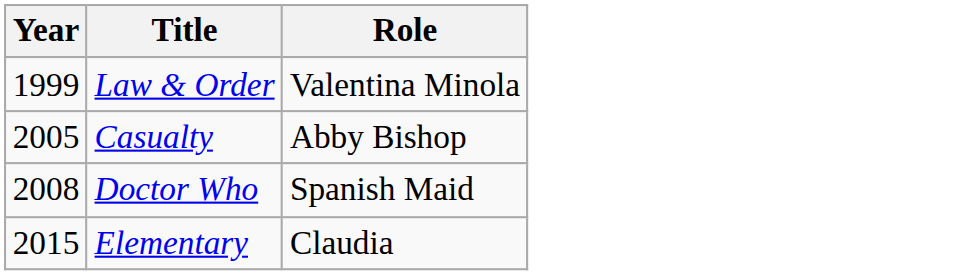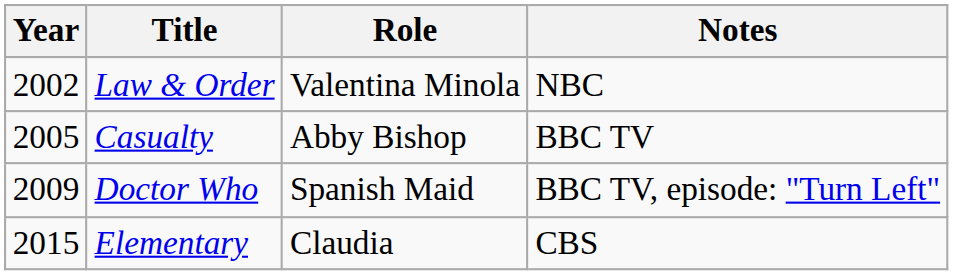+ column: (738, 30)
(46, 83) 1999 -> (46, 83) 2002
(46, 189) 2008 -> (46, 189) 2009
